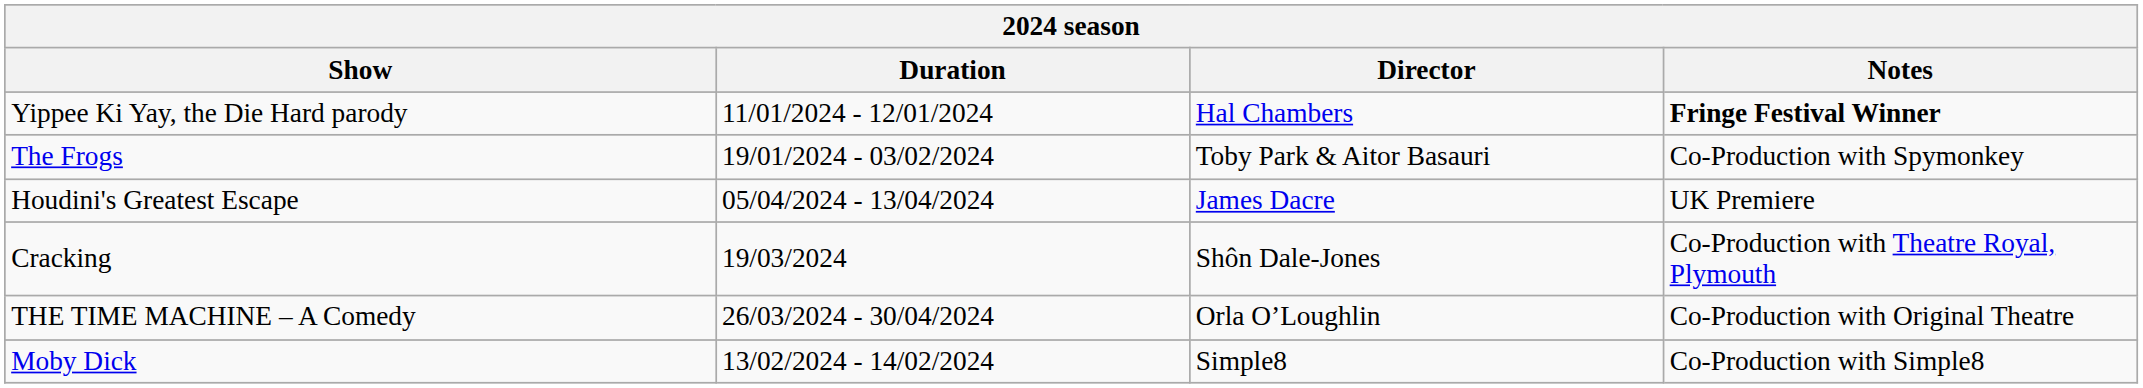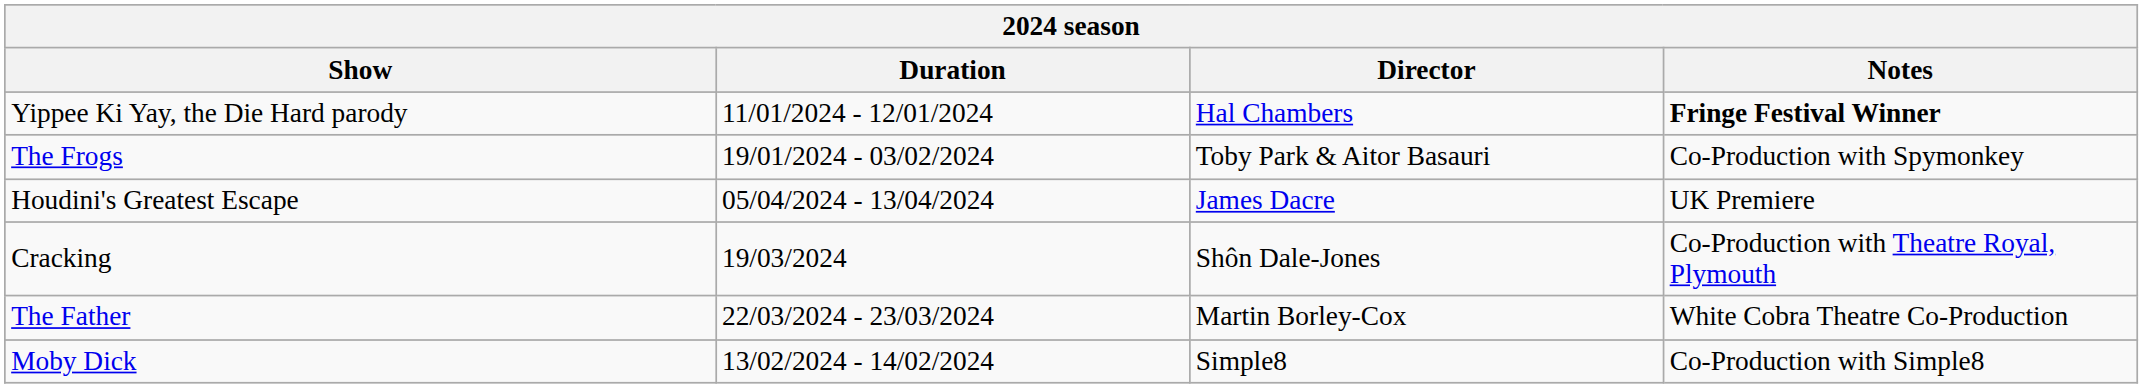+ row: (71, 317)
- row: (213, 317)
